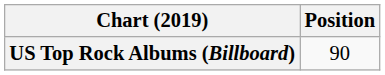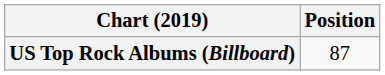(340, 53) 90 -> (340, 53) 87
